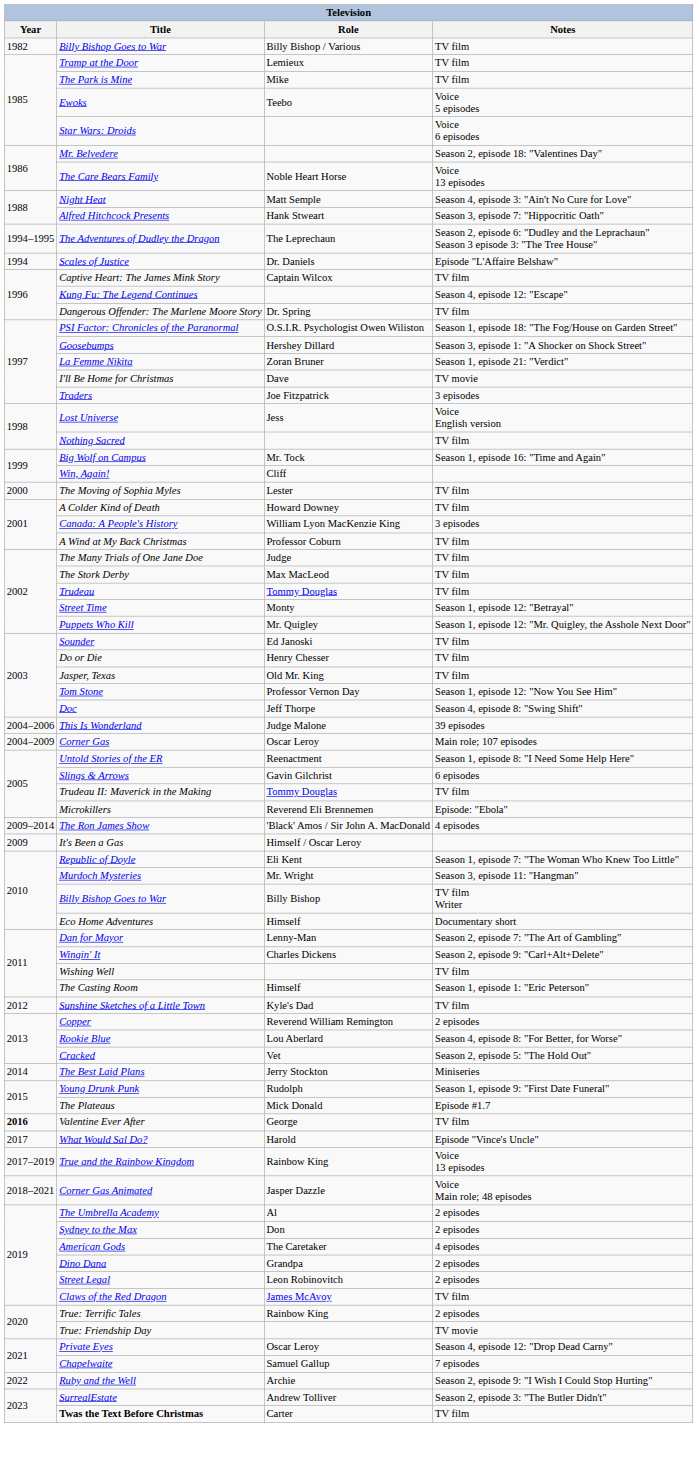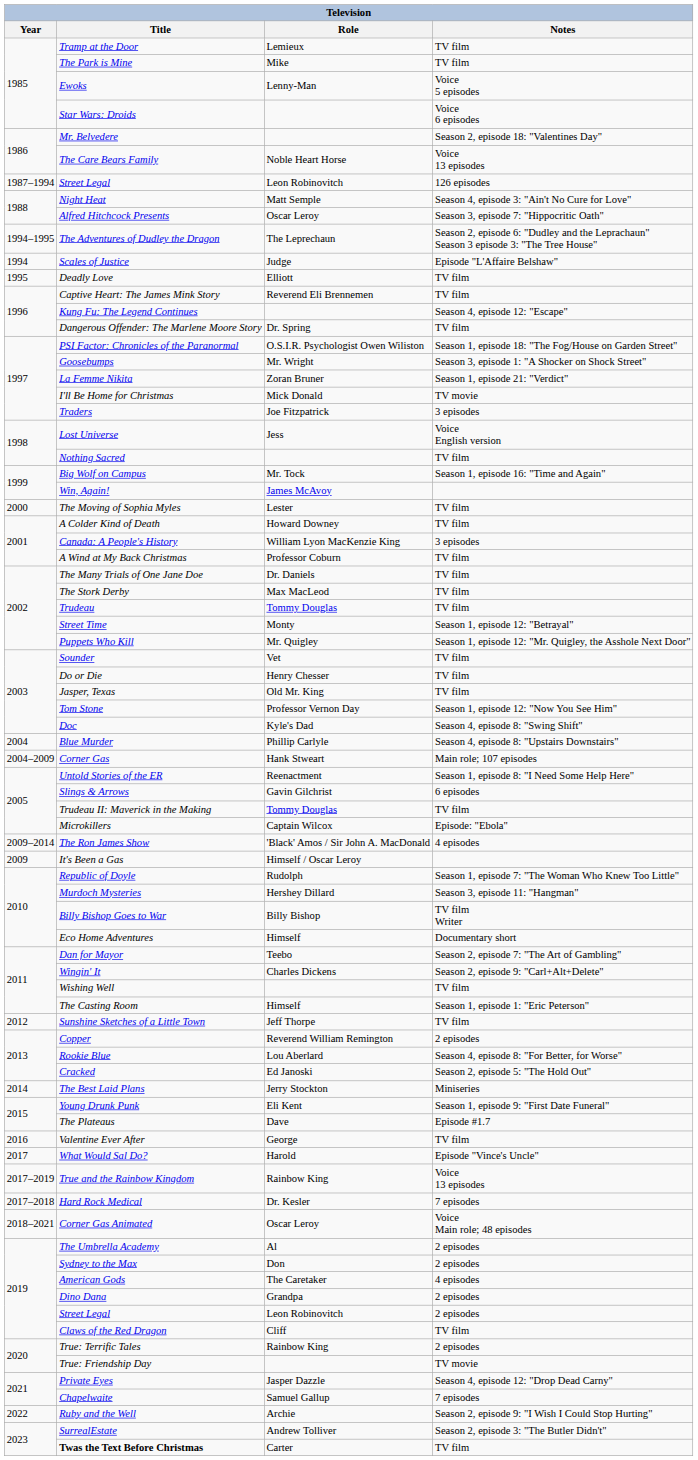- row: (113, 46)
(279, 102) Teebo -> (291, 85) Lenny-Man
+ row: (85, 182)
(295, 215) Hank Stweart -> (293, 215) Oscar Leroy
(291, 261) Dr. Daniels -> (279, 261) Judge
+ row: (86, 278)
(299, 278) Captain Wilcox -> (320, 294) Reverend Eli Brennemen
(300, 345) Hershey Dillard -> (290, 361) Mr. Wright
(278, 378) Dave -> (294, 395) Mick Donald
(276, 474) Cliff -> (299, 490) James McAvoy
(279, 557) Judge -> (291, 574) Dr. Daniels
(290, 641) Ed Janoski -> (274, 658) Vet
(291, 708) Jeff Thorpe -> (290, 725) Kyle's Dad
+ row: (86, 742)
- row: (100, 725)
(293, 742) Oscar Leroy -> (295, 758) Hank Stweart
(320, 809) Reverend Eli Brennemen -> (299, 825) Captain Wilcox
(284, 859) Eli Kent -> (285, 876) Rudolph
(290, 876) Mr. Wright -> (300, 892) Hershey Dillard
(291, 938) Lenny-Man -> (279, 955) Teebo
(290, 1005) Kyle's Dad -> (291, 1022) Jeff Thorpe
(274, 1055) Vet -> (290, 1072) Ed Janoski
(285, 1089) Rudolph -> (284, 1105) Eli Kent
(294, 1105) Mick Donald -> (278, 1122) Dave
(17, 1122) bold -> (17, 1139) normal
+ row: (101, 1201)
(296, 1190) Jasper Dazzle -> (293, 1224) Oscar Leroy
(299, 1296) James McAvoy -> (276, 1330) Cliff
(293, 1347) Oscar Leroy -> (296, 1380) Jasper Dazzle
